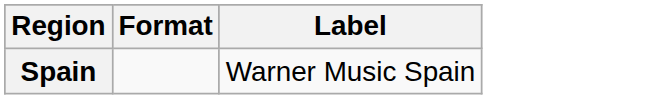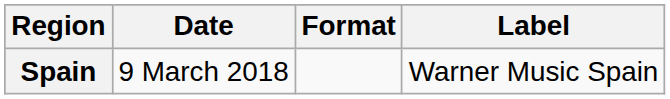+ column: (204, 26)
